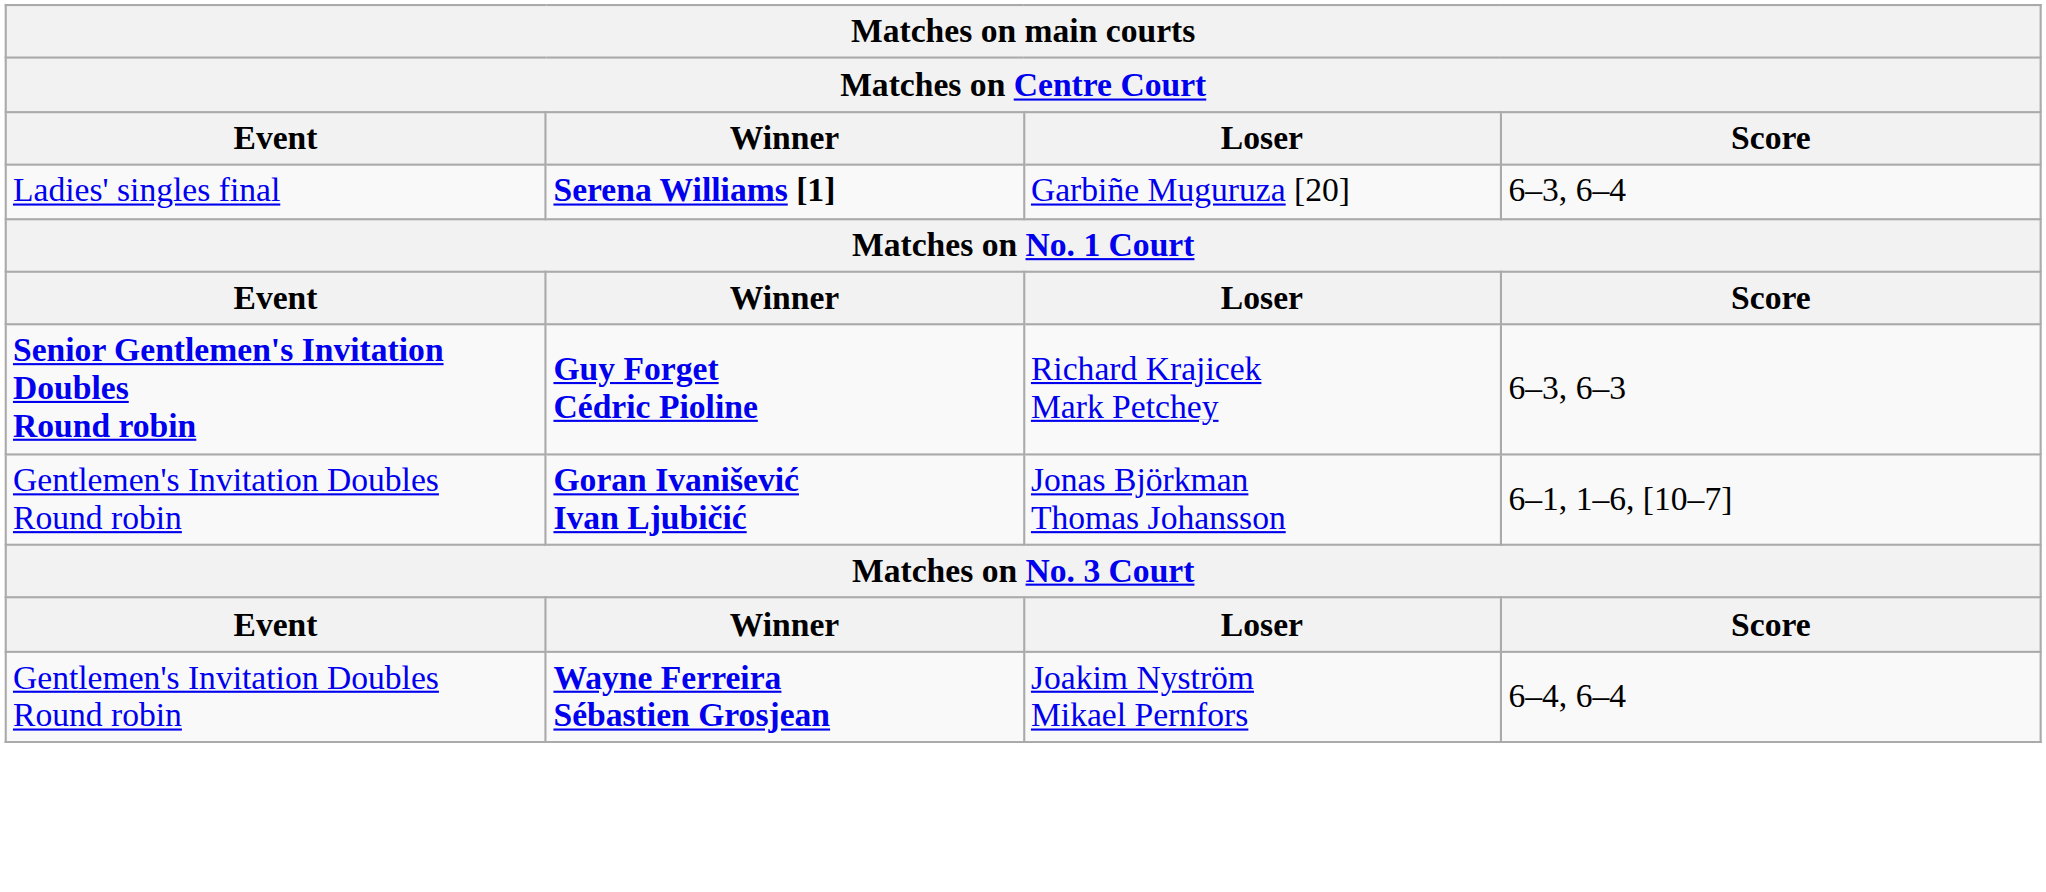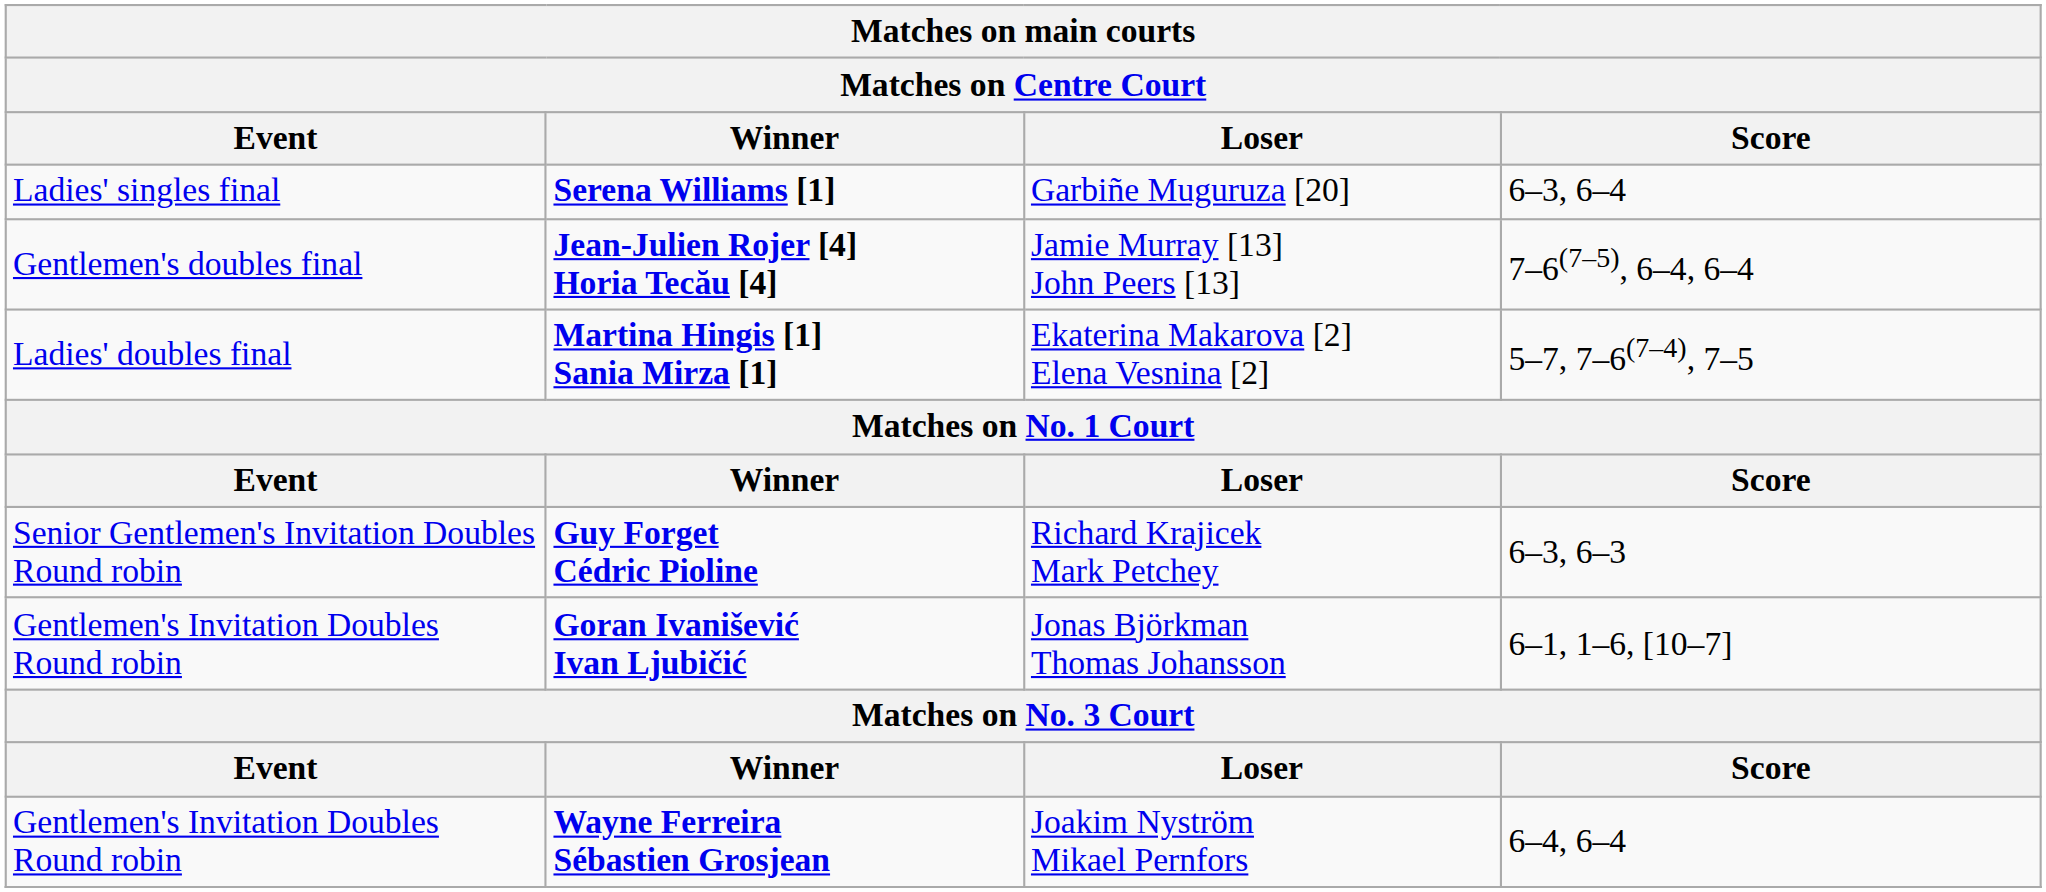+ row: (705, 263)
+ row: (688, 354)
(228, 388) bold -> (274, 551) normal
